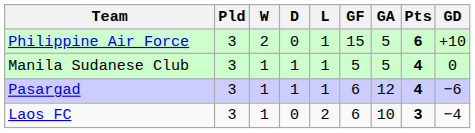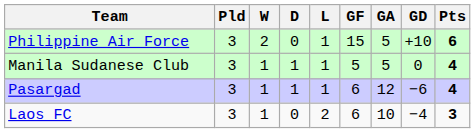columns swapped: (452, 17) <-> (418, 17)
